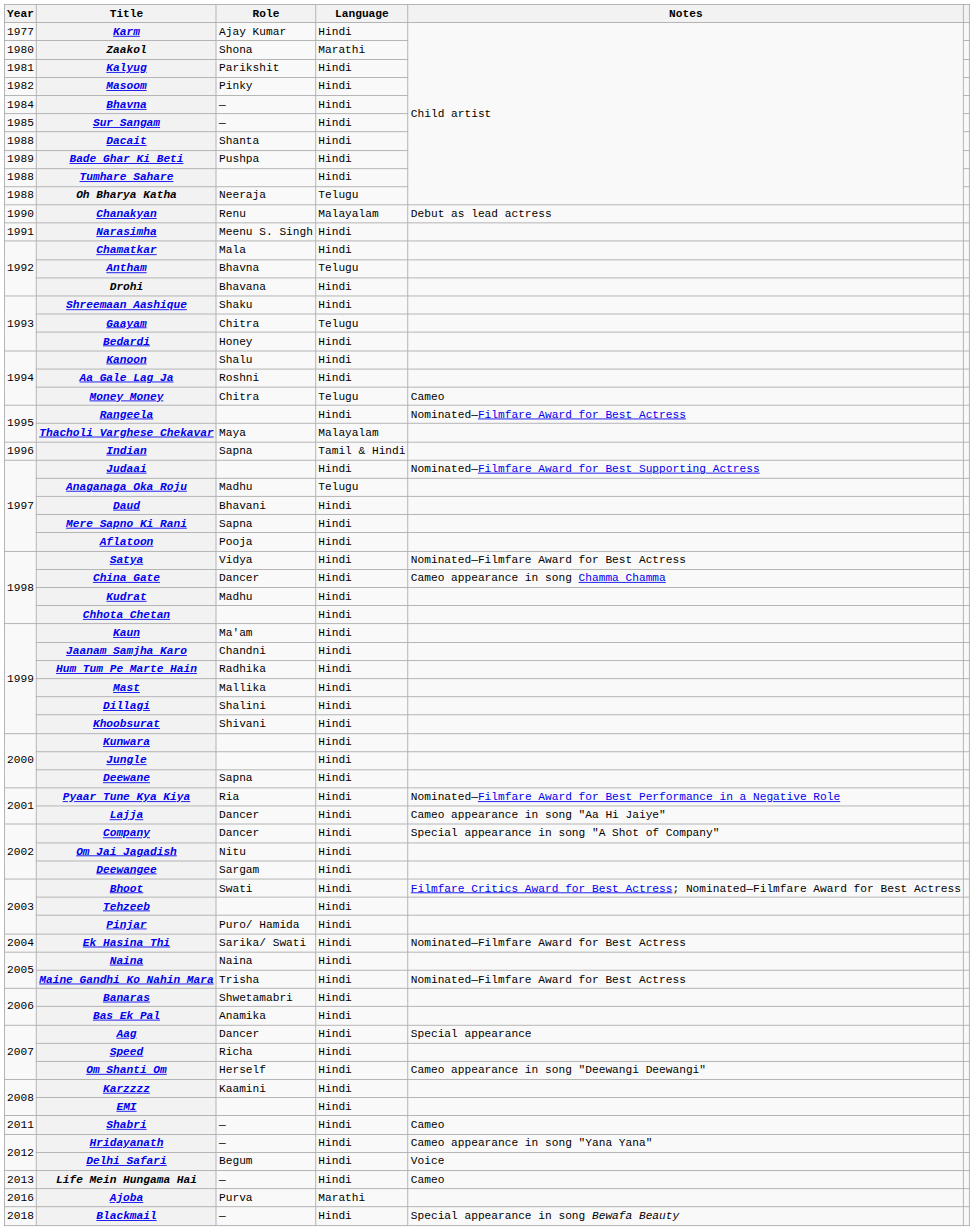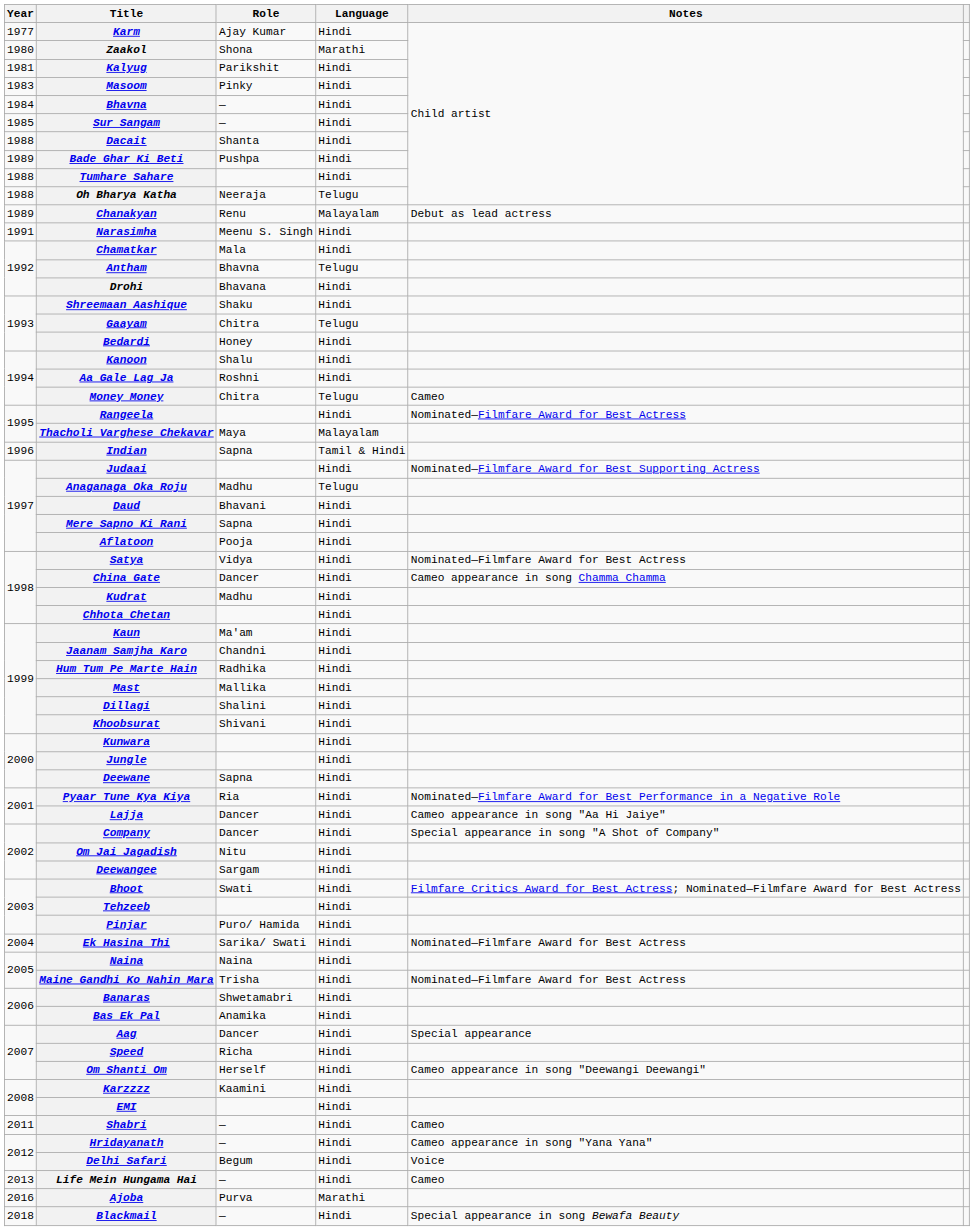(21, 86) 1982 -> (21, 86) 1983
(21, 214) 1990 -> (21, 214) 1989
